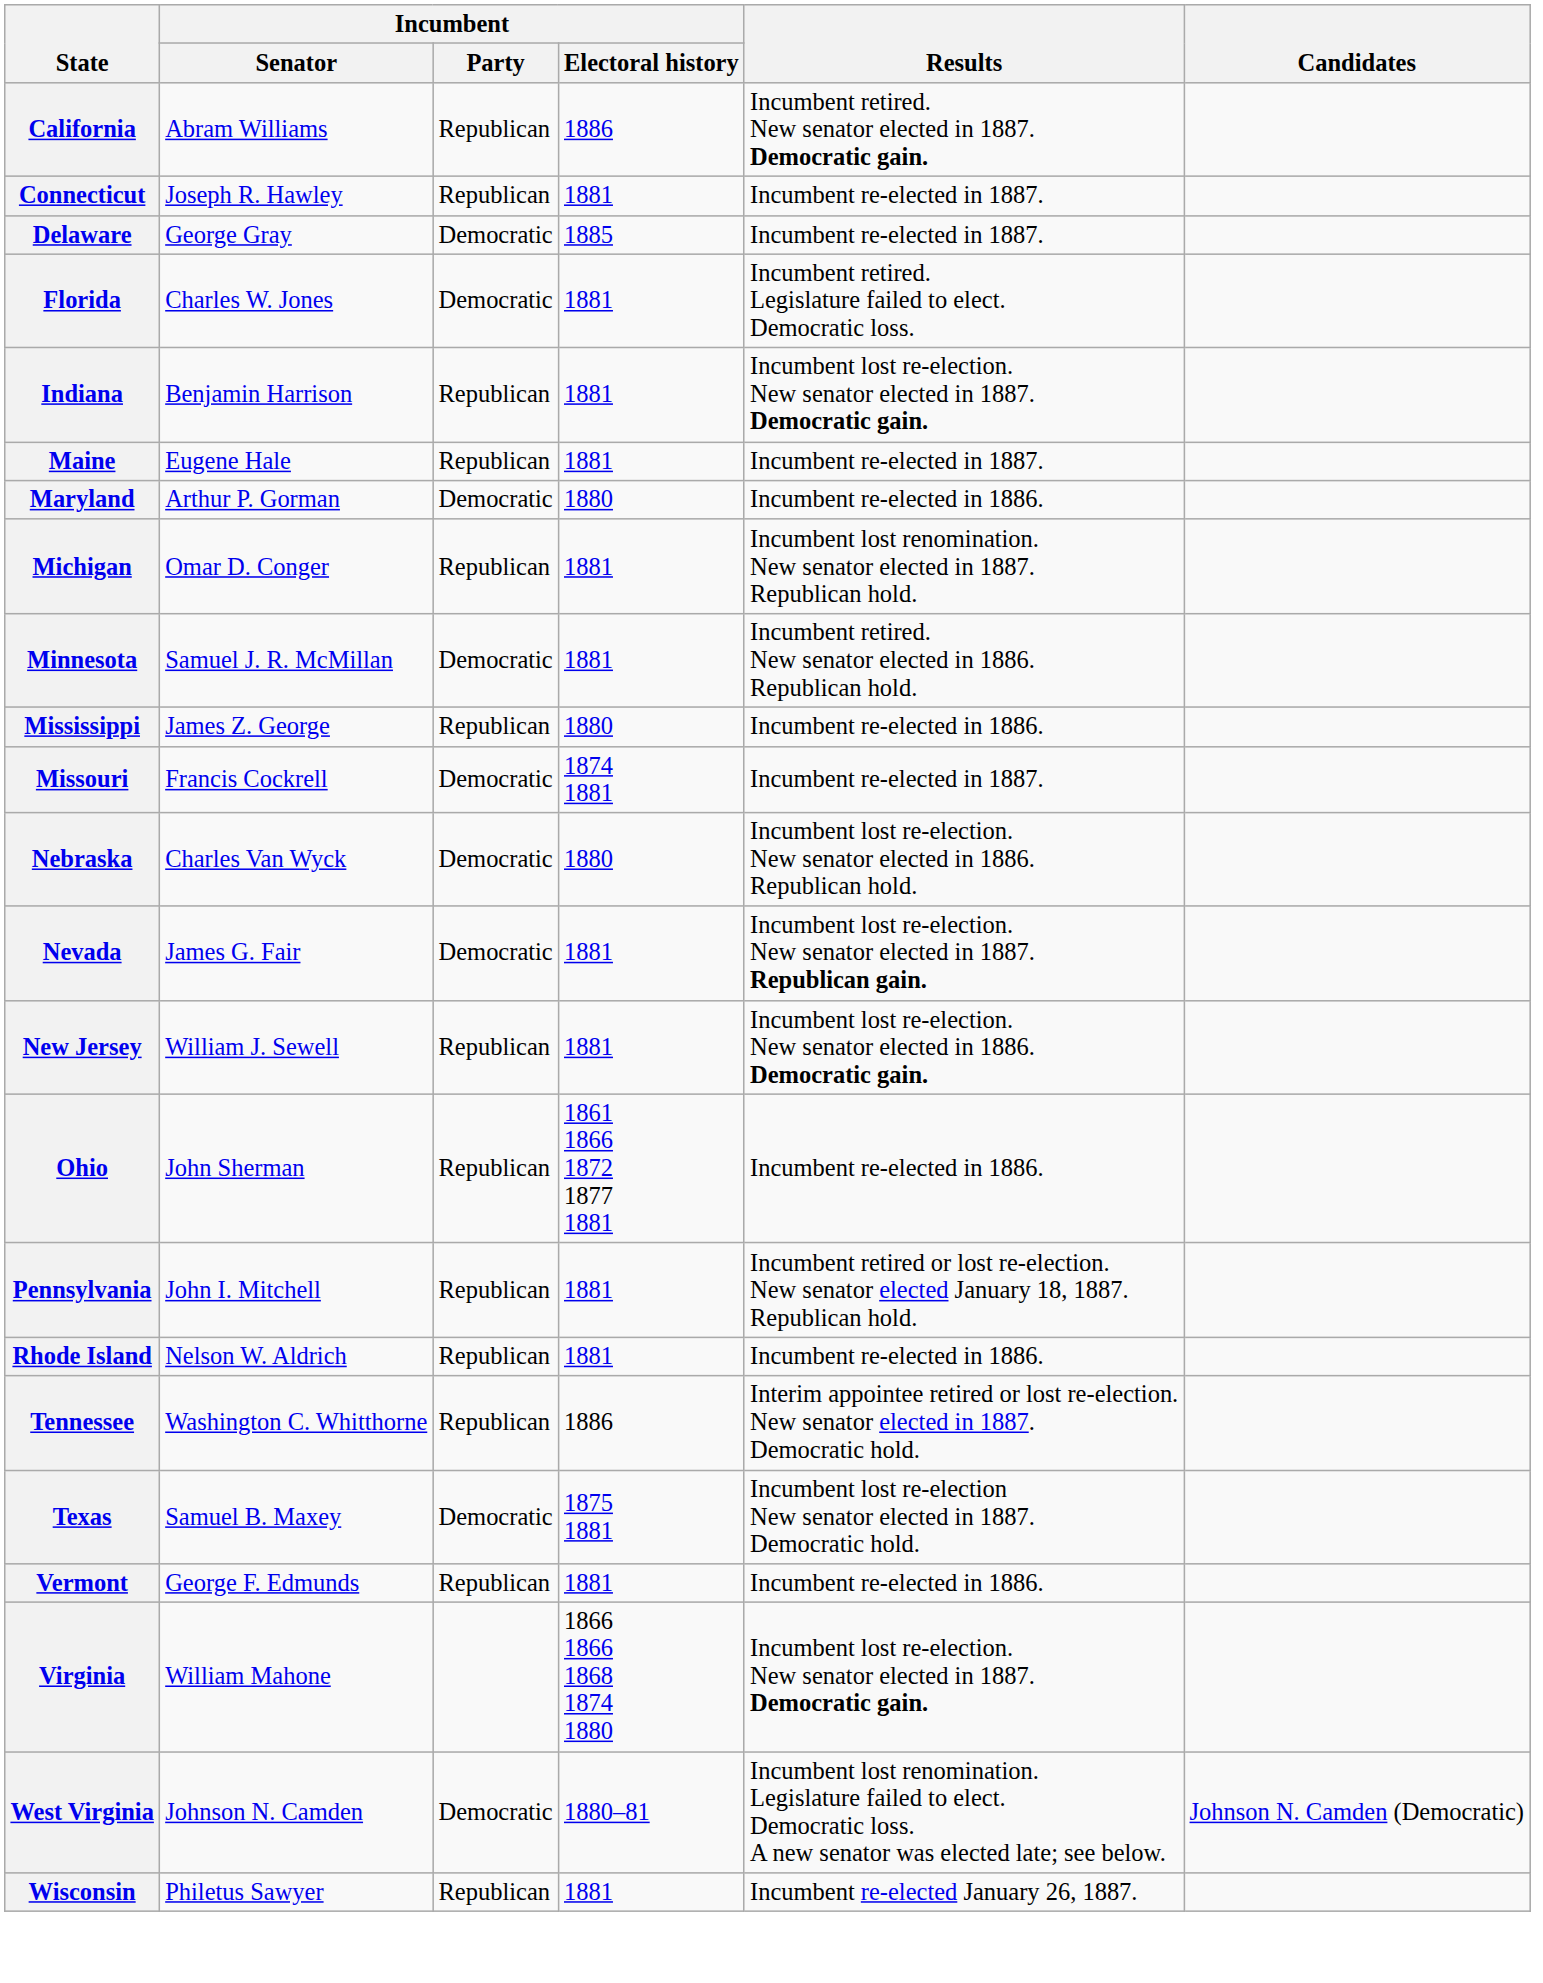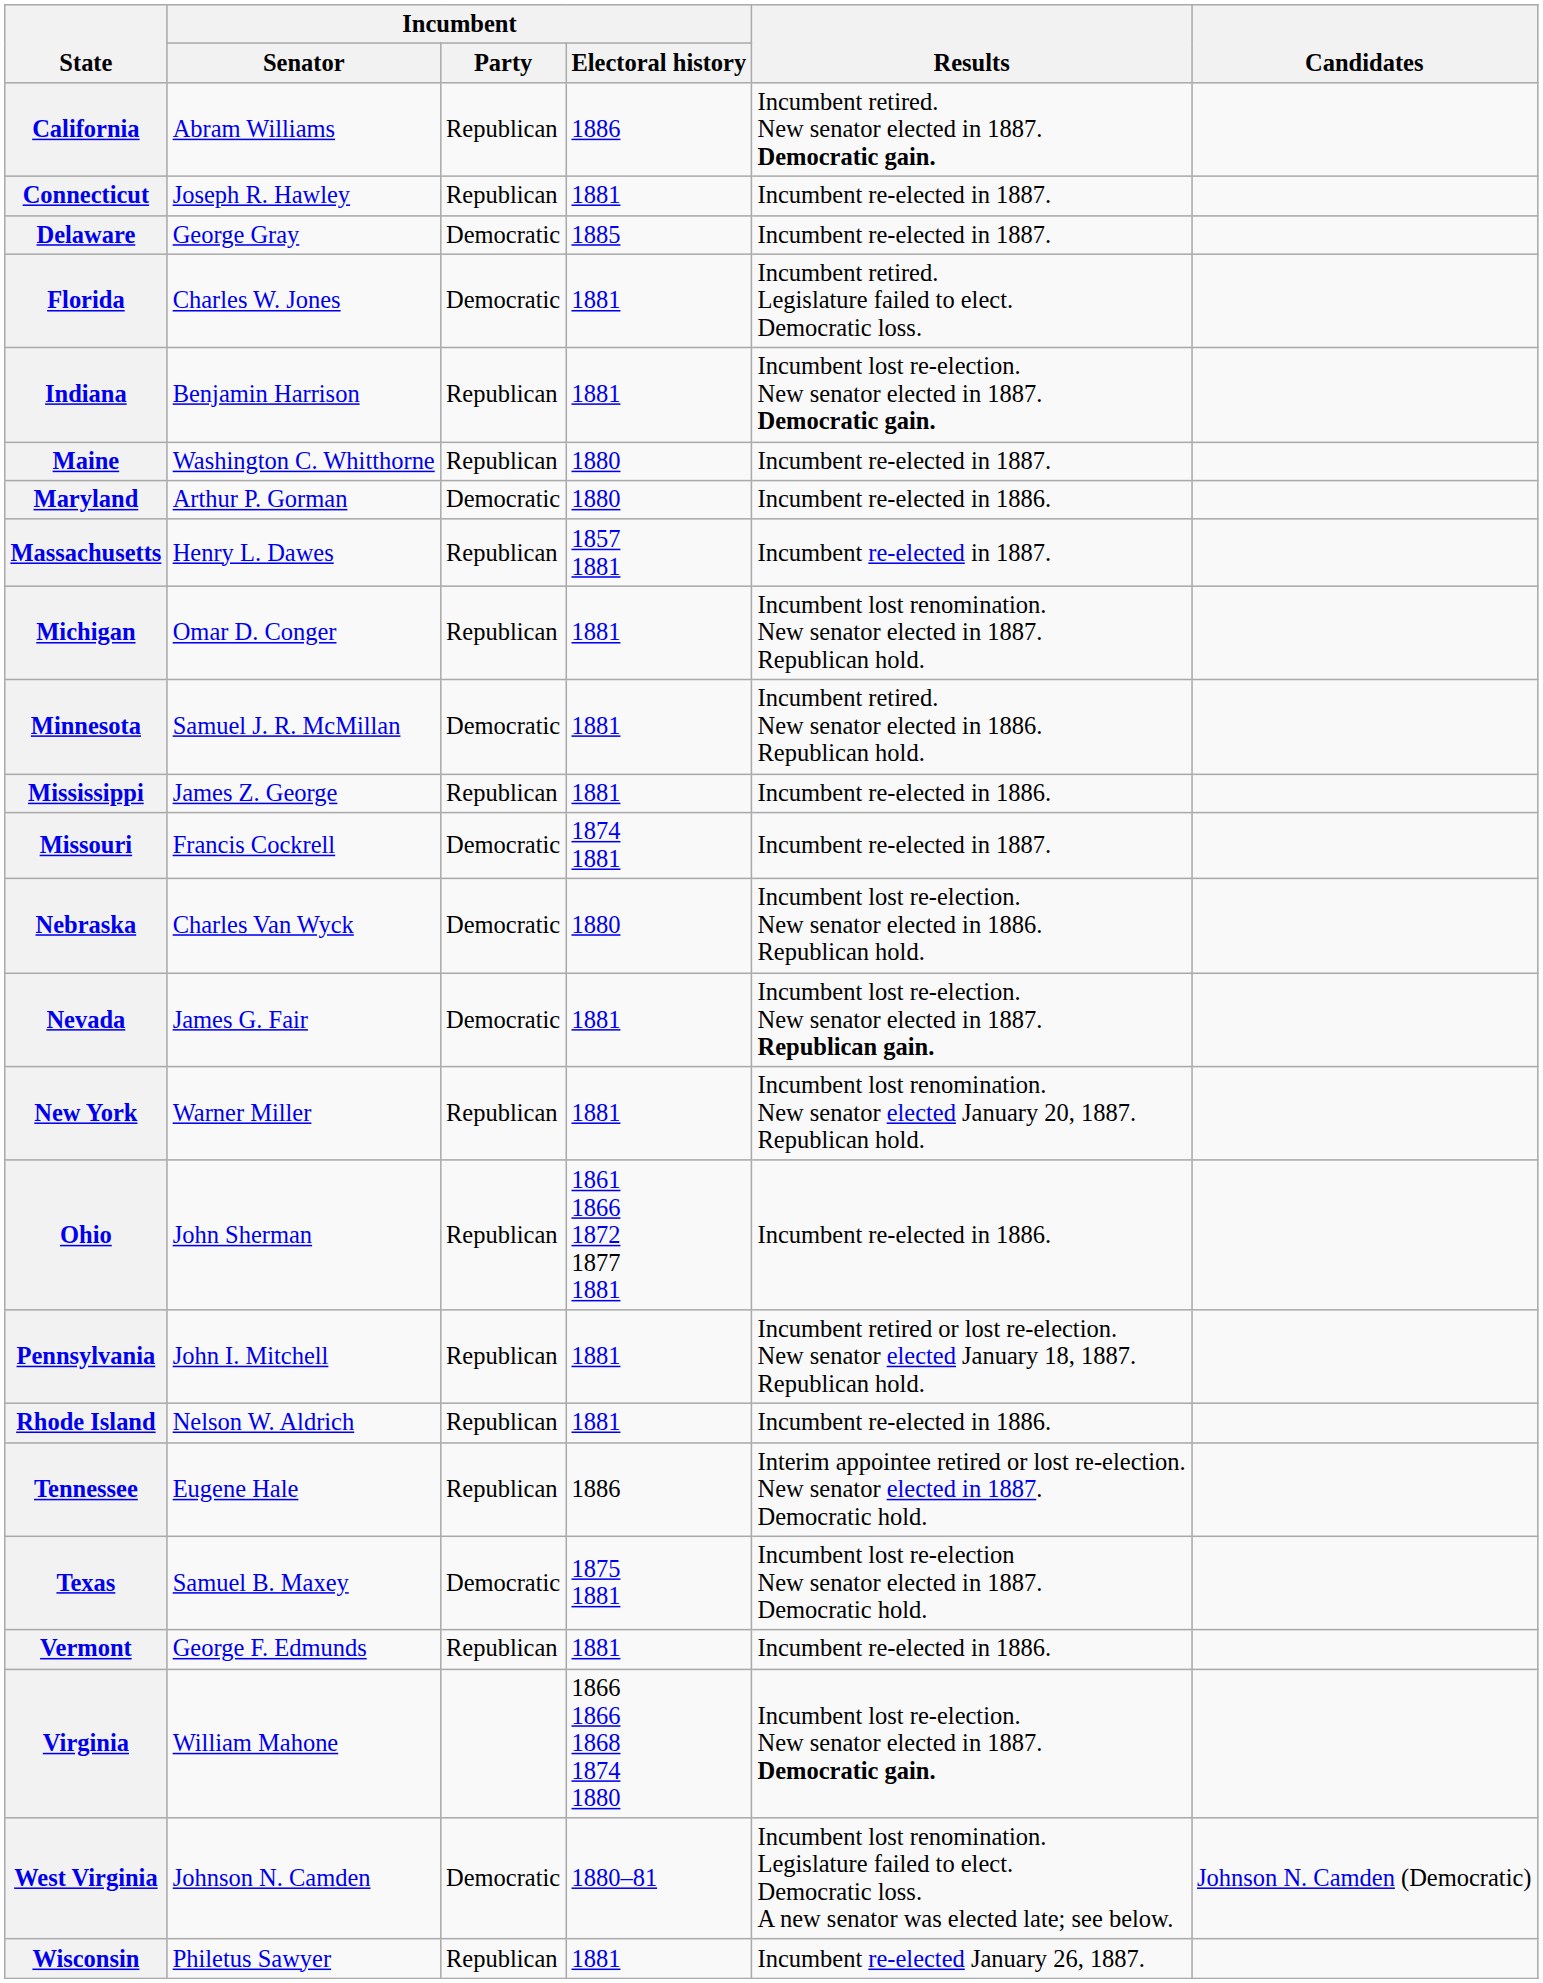(228, 460) Eugene Hale -> (304, 460) Washington C. Whitthorne
(588, 460) 1881 -> (596, 460) 1880
+ row: (86, 552)
(588, 726) 1880 -> (596, 792) 1881
- row: (82, 1046)
+ row: (86, 1113)
(296, 1422) Washington C. Whitthorne -> (236, 1488) Eugene Hale
